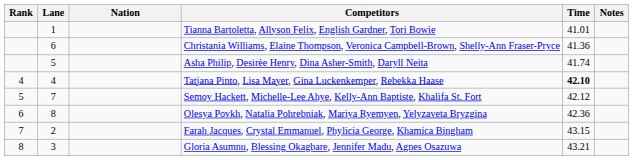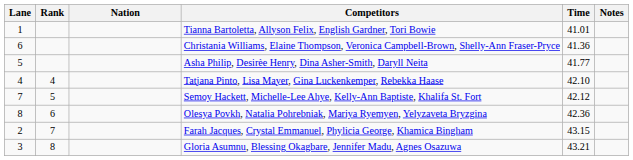columns swapped: (21, 13) <-> (53, 13)
(579, 63) 41.74 -> (579, 63) 41.77
(579, 80) bold -> (579, 80) normal
